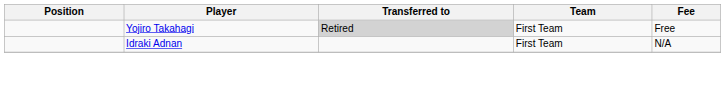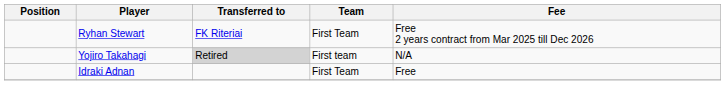+ row: (111, 34)
(539, 28) First Team -> (334, 55) First team
(665, 28) Free -> (404, 55) N/A
(663, 44) N/A -> (406, 71) Free
